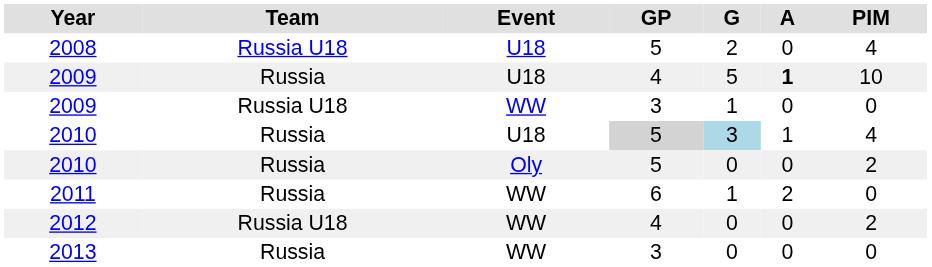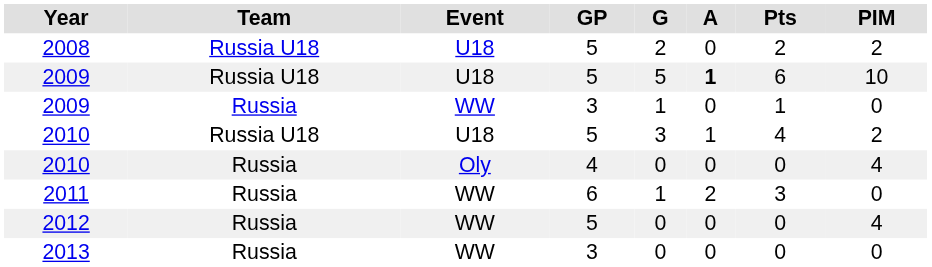+ column: (780, 18)
(871, 47) 4 -> (877, 47) 2
(293, 76) Russia -> (264, 76) Russia U18
(656, 76) 4 -> (592, 76) 5
(293, 106) Russia U18 -> (264, 106) Russia
(293, 135) Russia -> (264, 135) Russia U18
(656, 135) lightgrey background -> (592, 135) no background
(732, 135) lightblue background -> (660, 135) no background
(871, 135) 4 -> (877, 135) 2
(656, 164) 5 -> (592, 164) 4
(871, 164) 2 -> (877, 164) 4
(293, 223) Russia U18 -> (264, 223) Russia
(656, 223) 4 -> (592, 223) 5
(871, 223) 2 -> (877, 223) 4
